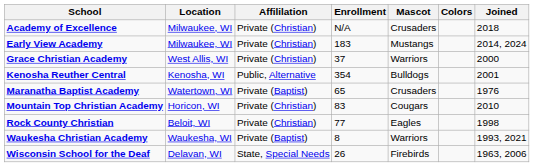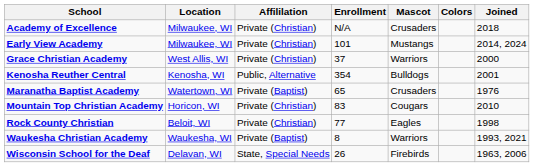(342, 43) 183 -> (342, 43) 101
